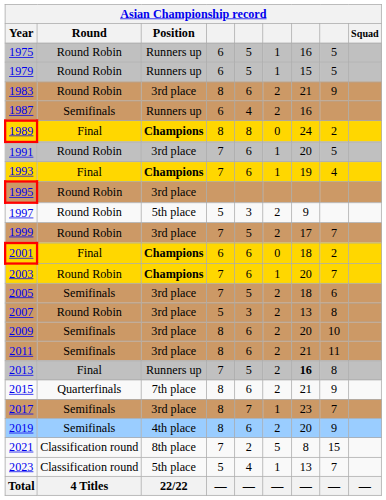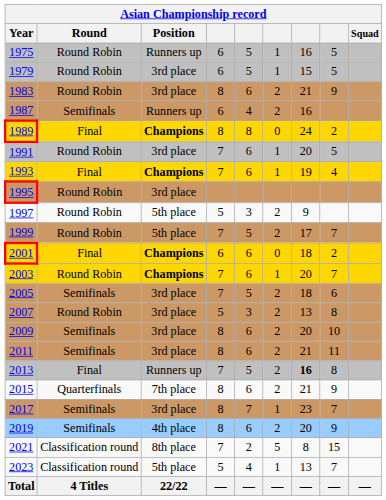(174, 71) Runners up -> (174, 71) 3rd place
(174, 232) 3rd place -> (174, 232) 5th place
